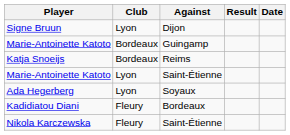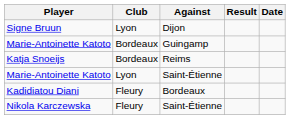- row: (40, 91)
